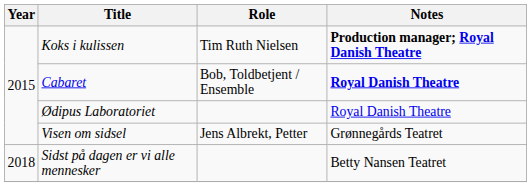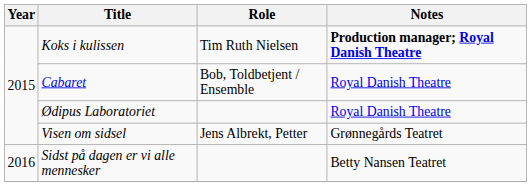(395, 82) bold -> (391, 82) normal
(21, 163) 2018 -> (21, 163) 2016
